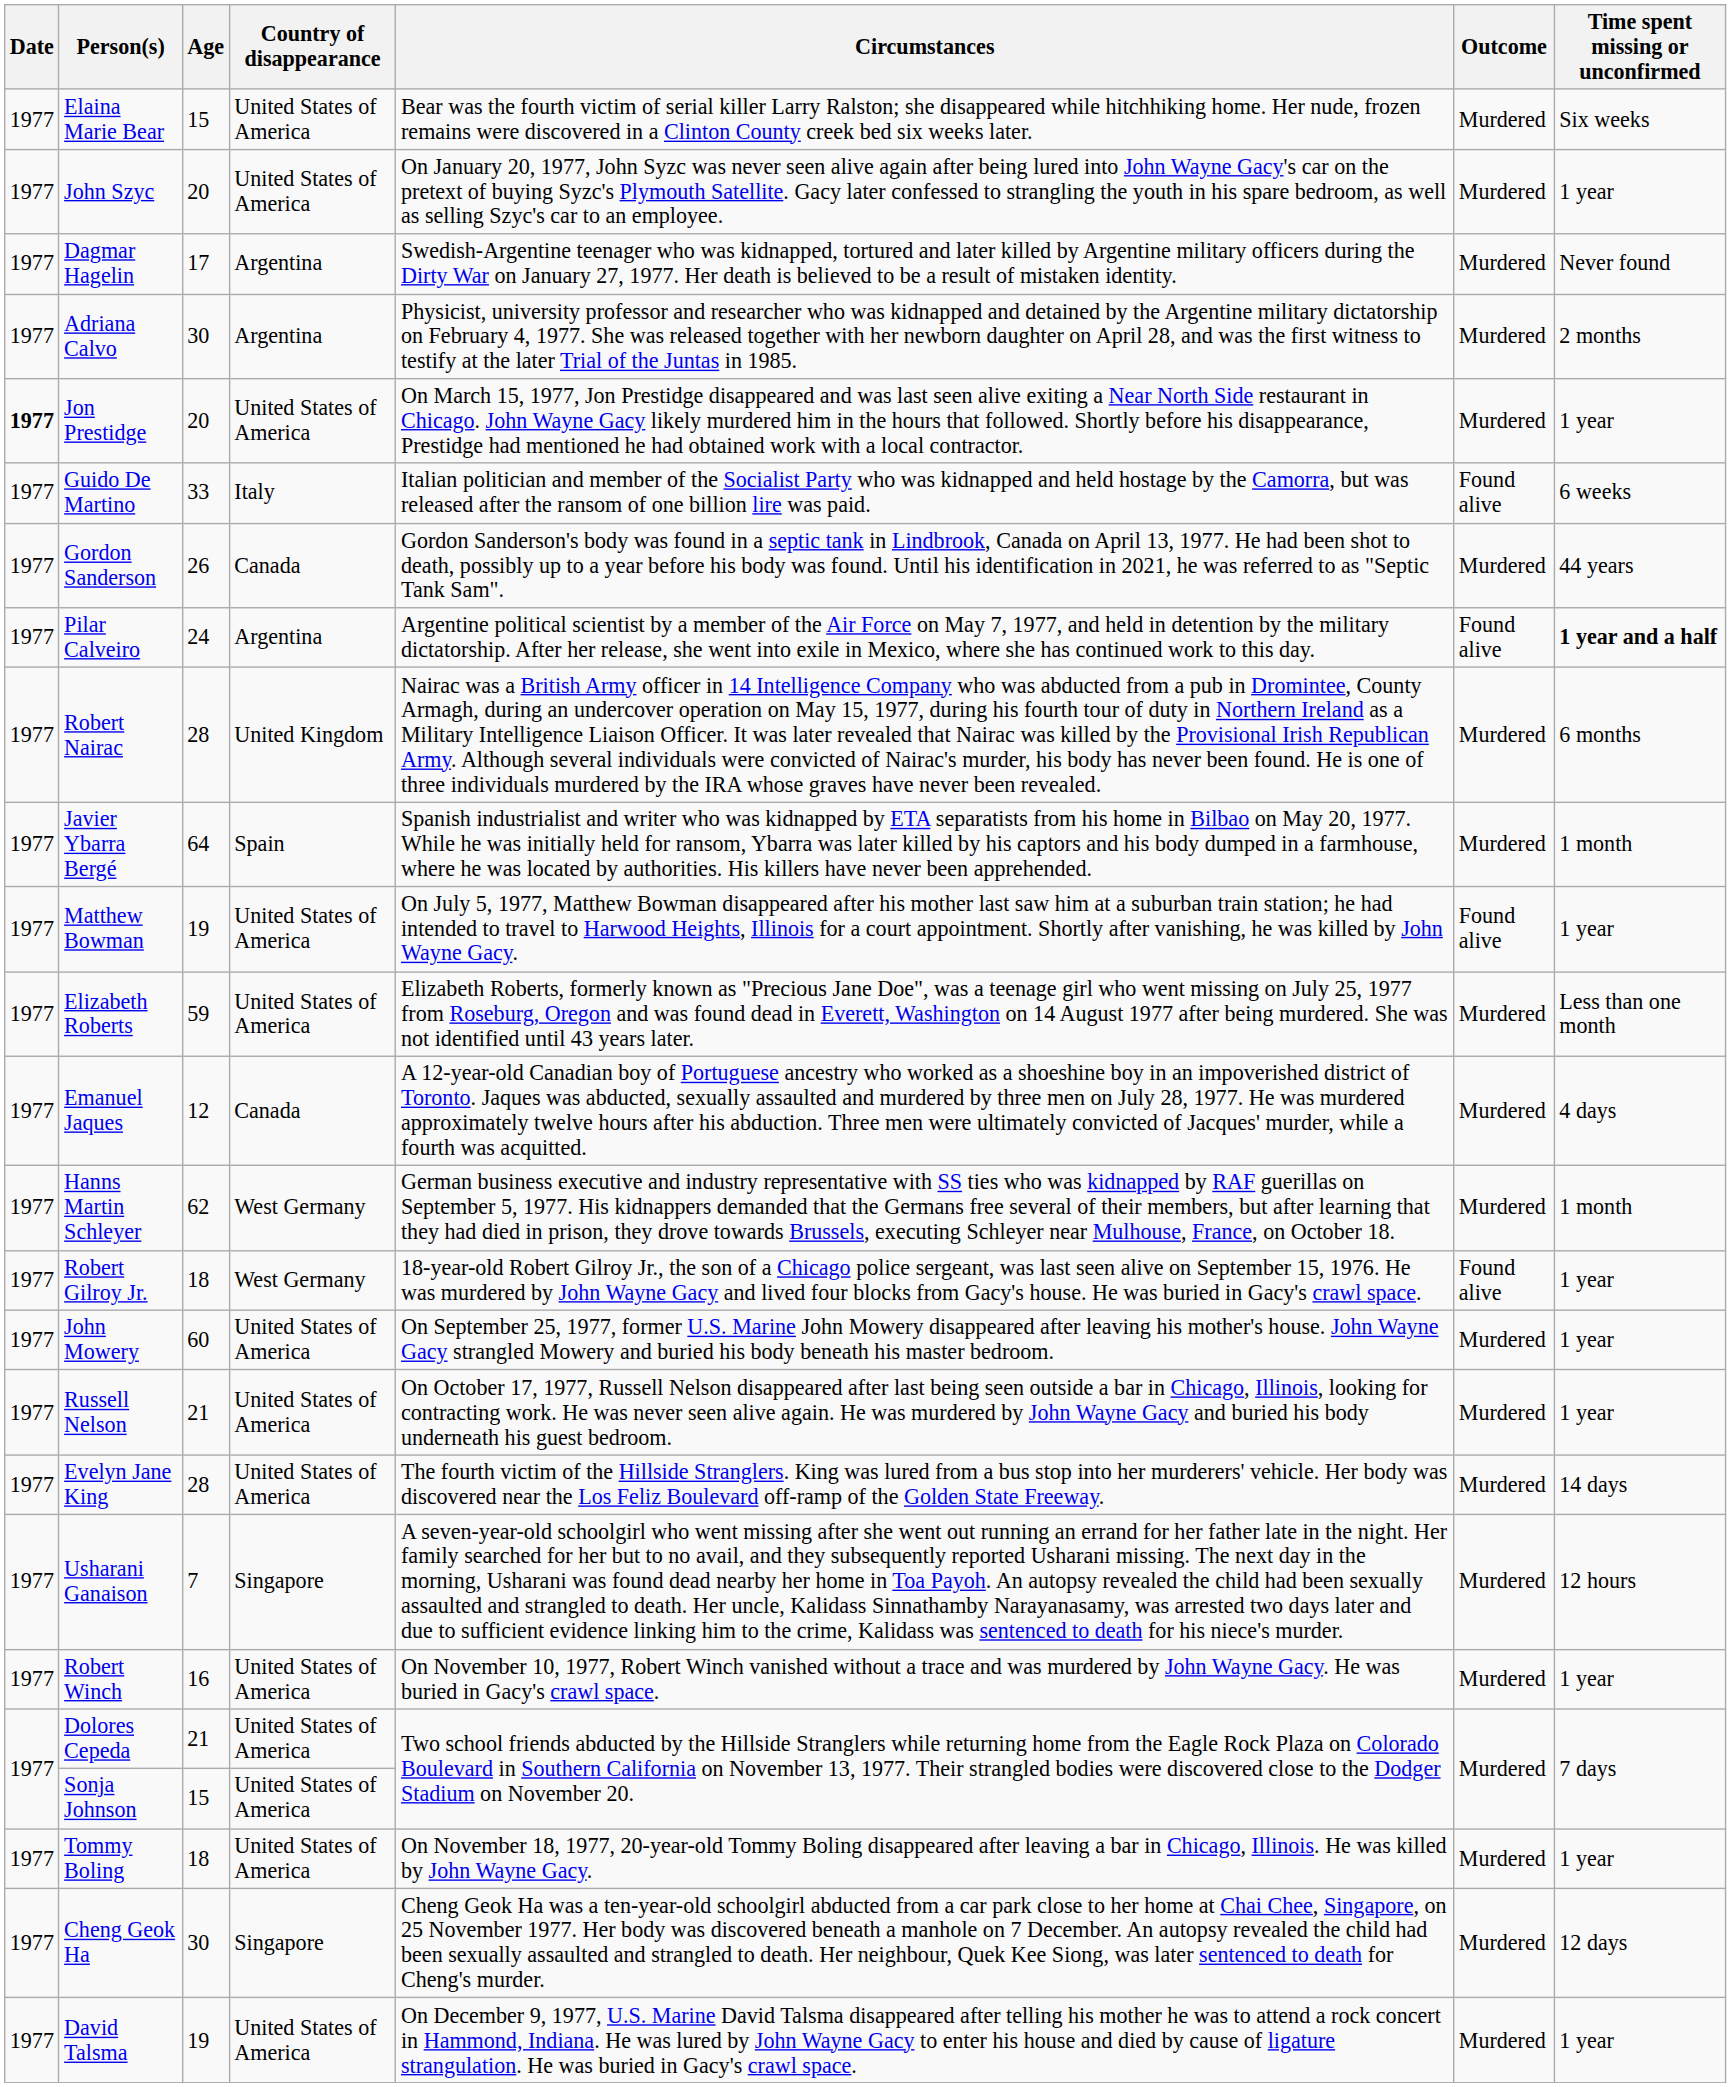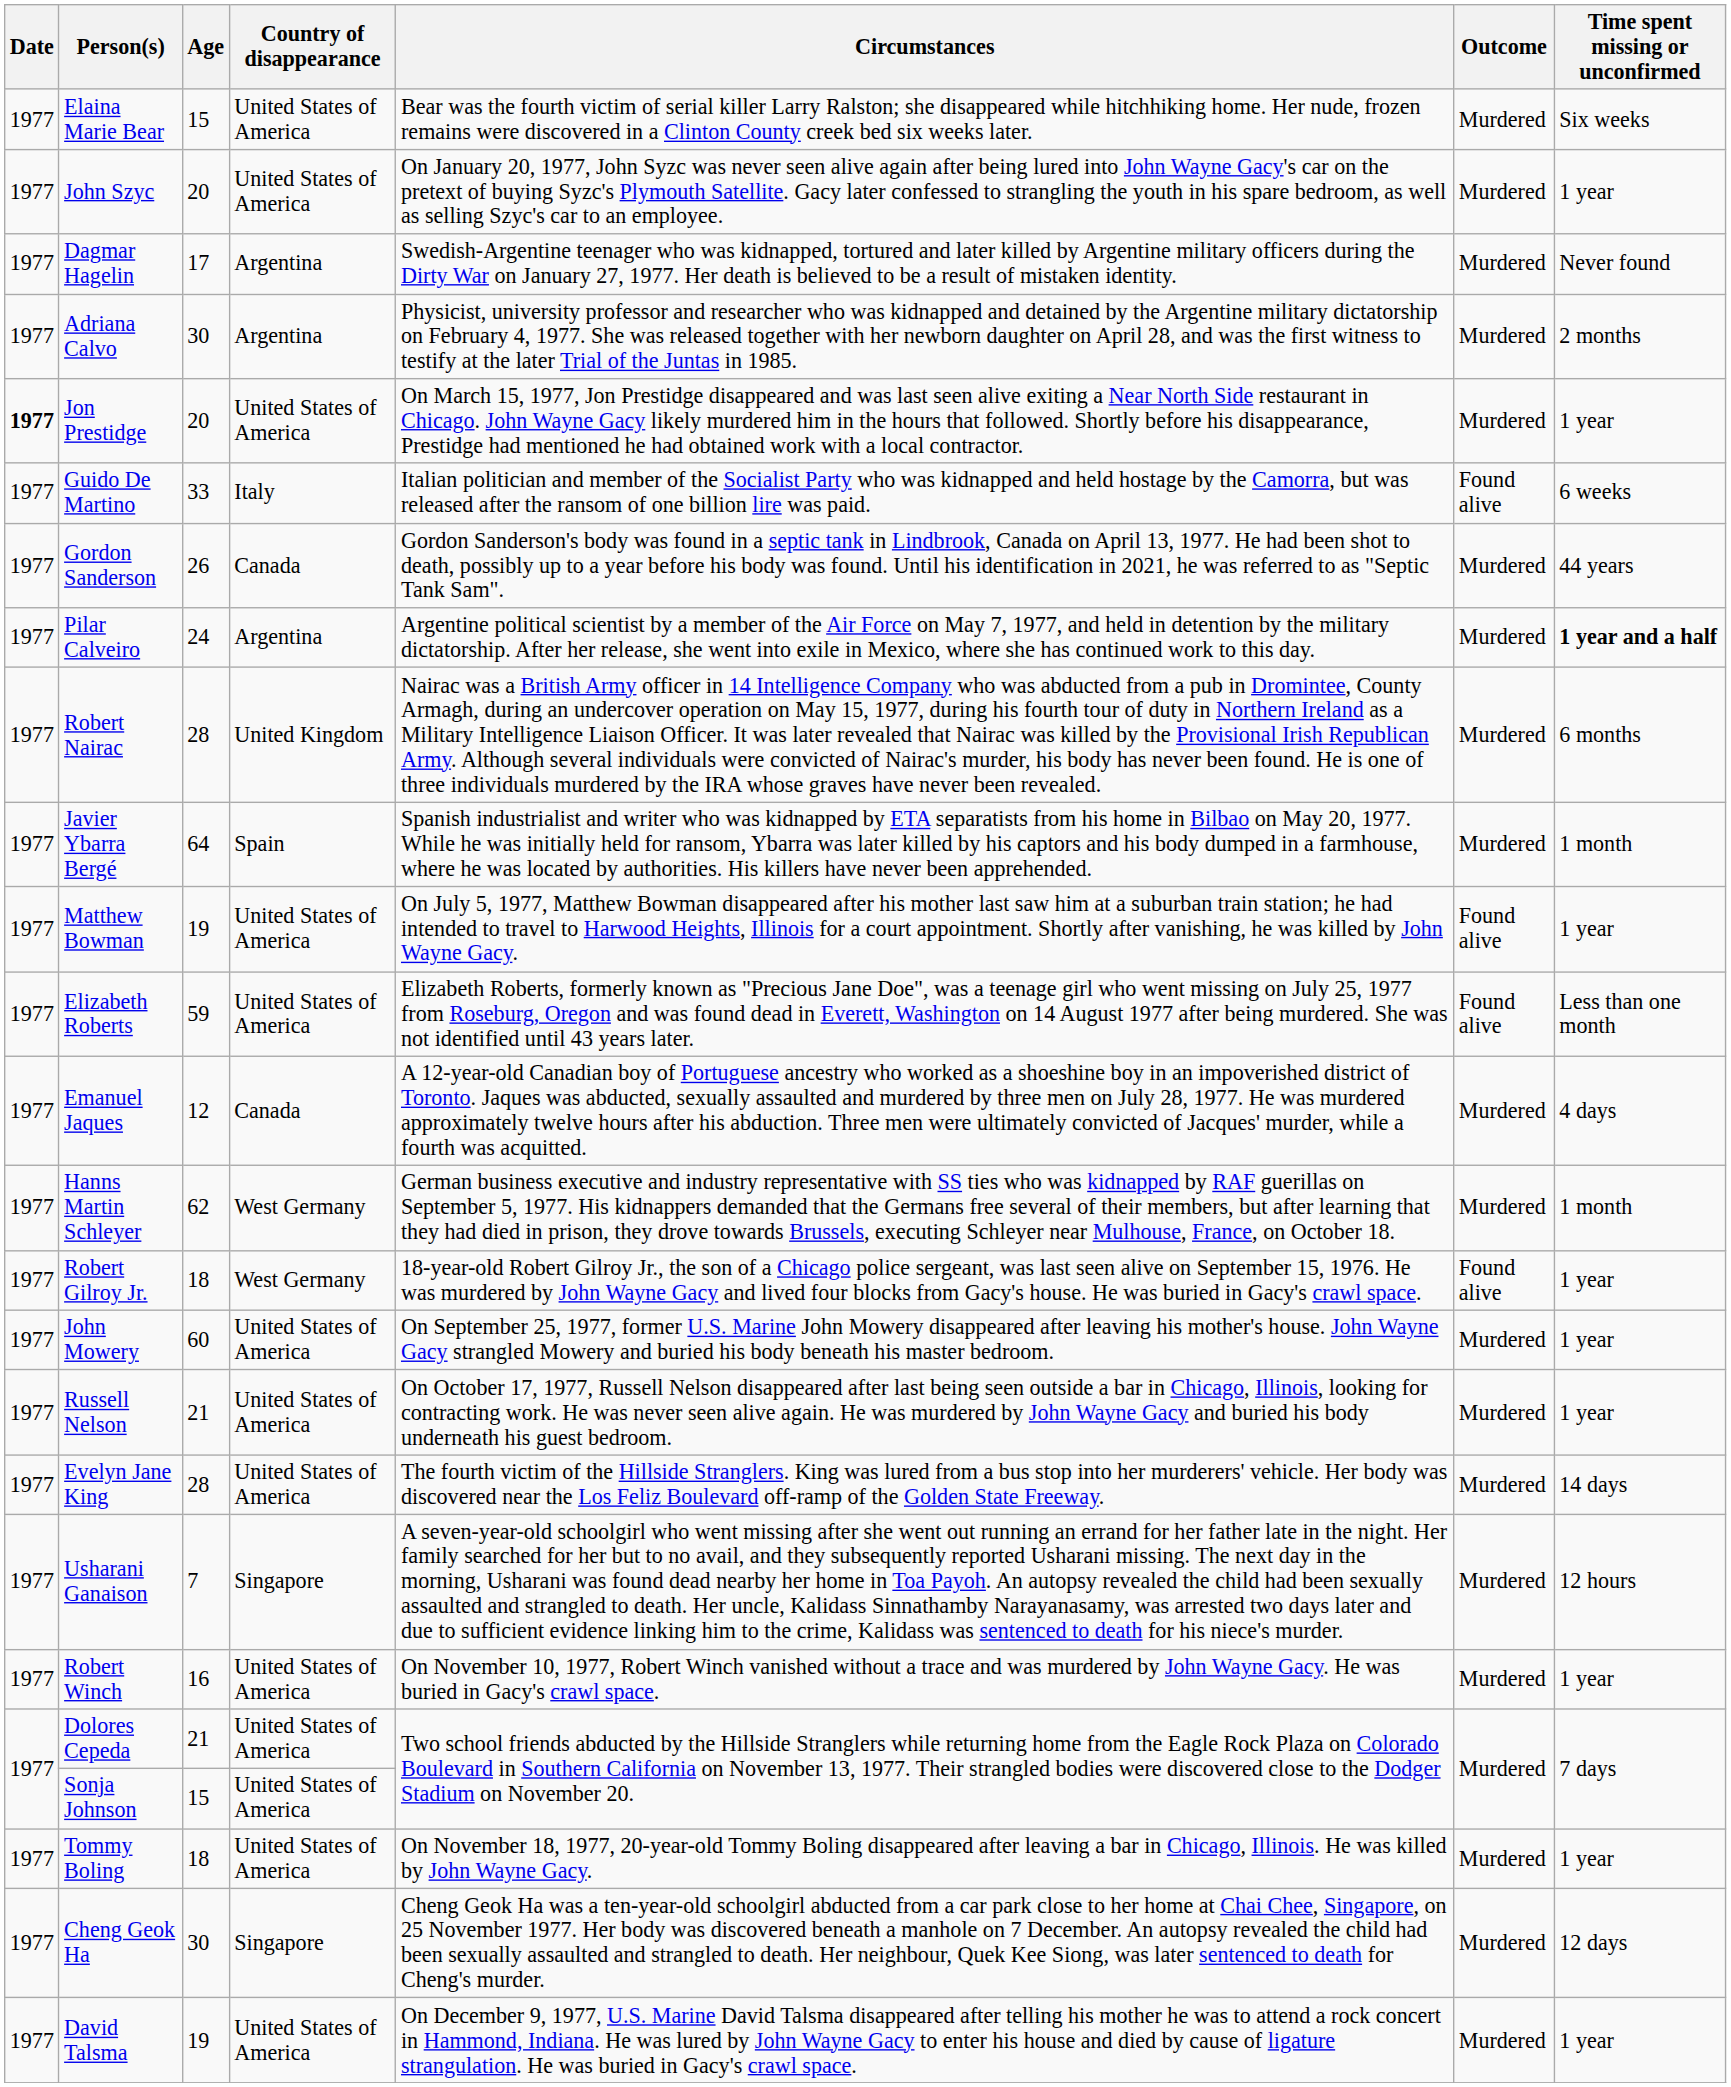(1487, 637) Found alive -> (1502, 637) Murdered
(1502, 1013) Murdered -> (1487, 1013) Found alive
